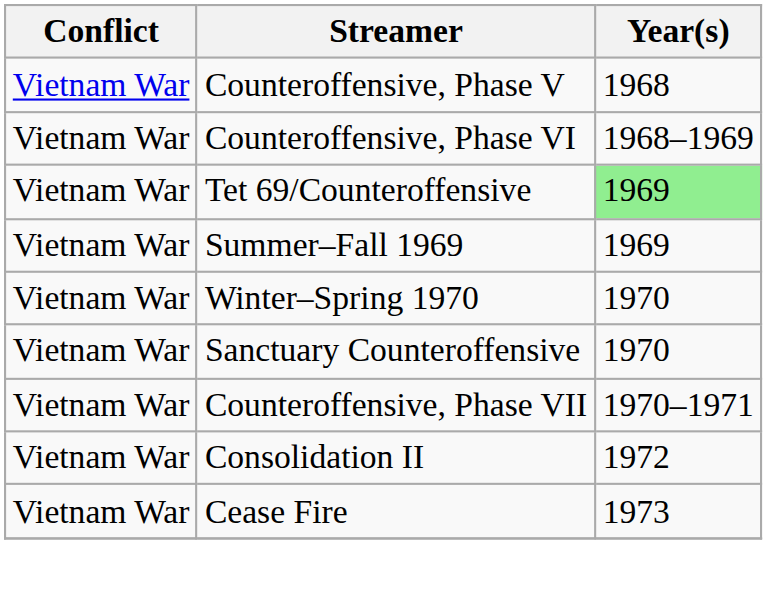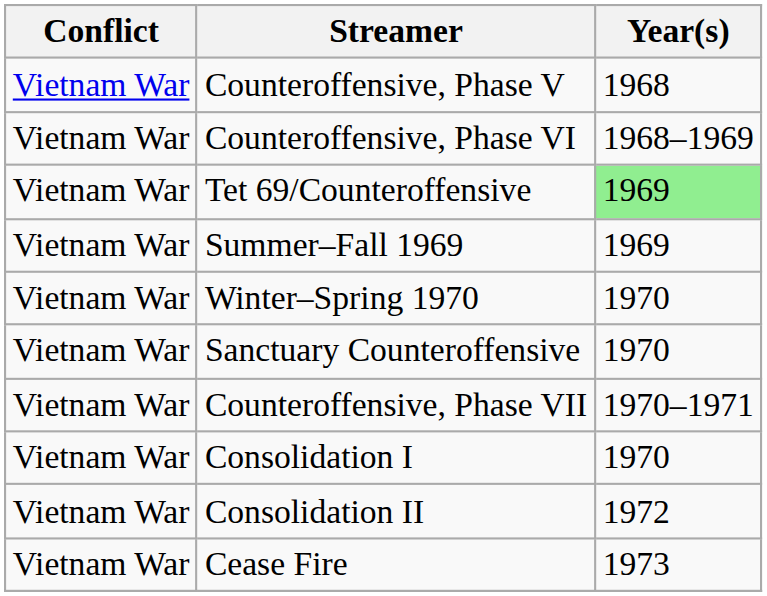+ row: (309, 457)
